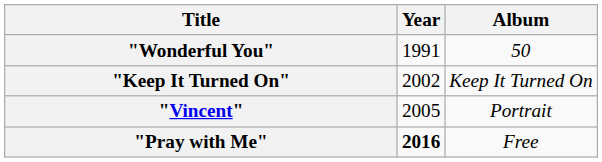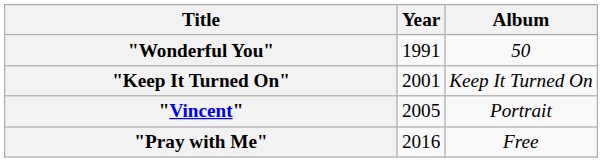(421, 80) 2002 -> (421, 80) 2001
(421, 141) bold -> (421, 141) normal
